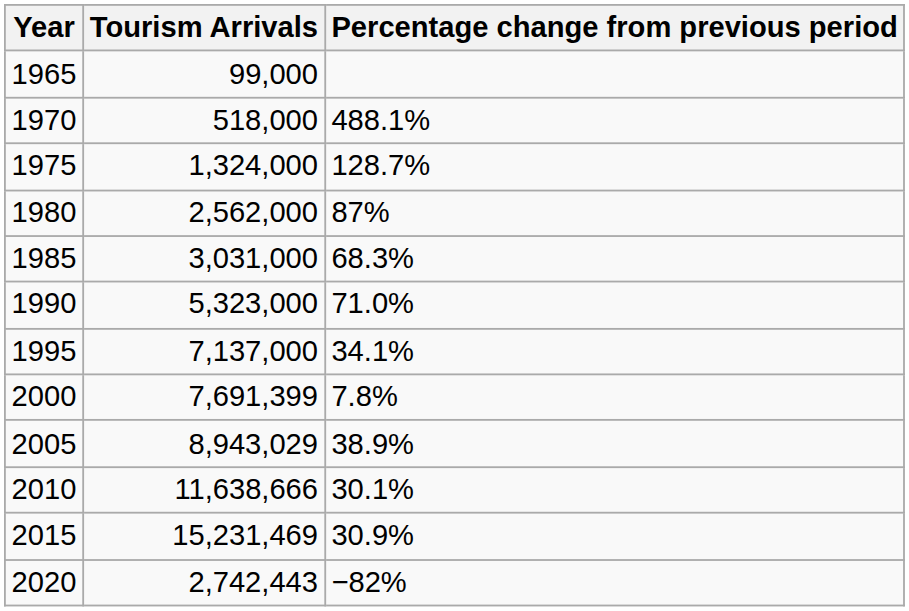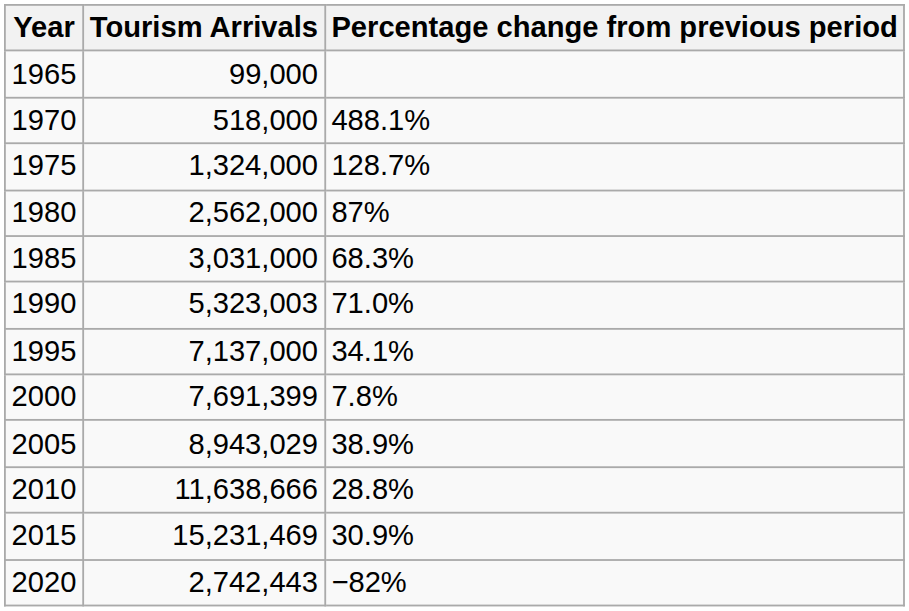(253, 304) 5,323,000 -> (253, 304) 5,323,003
(373, 489) 30.1% -> (373, 489) 28.8%
